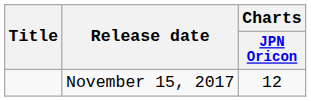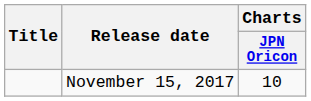(272, 82) 12 -> (272, 82) 10
